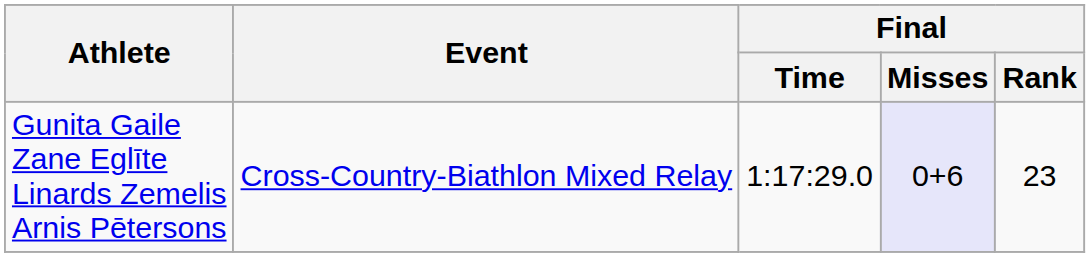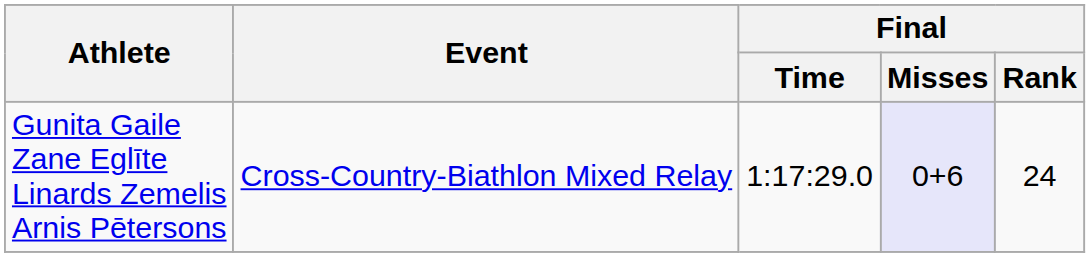(1040, 176) 23 -> (1040, 176) 24
